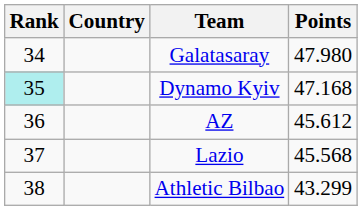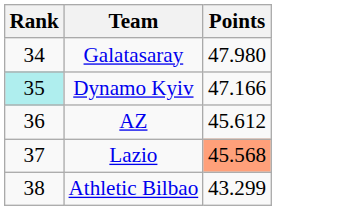- column: (107, 21)
(323, 88) 47.168 -> (237, 88) 47.166
(323, 155) no background -> (237, 155) lightsalmon background
